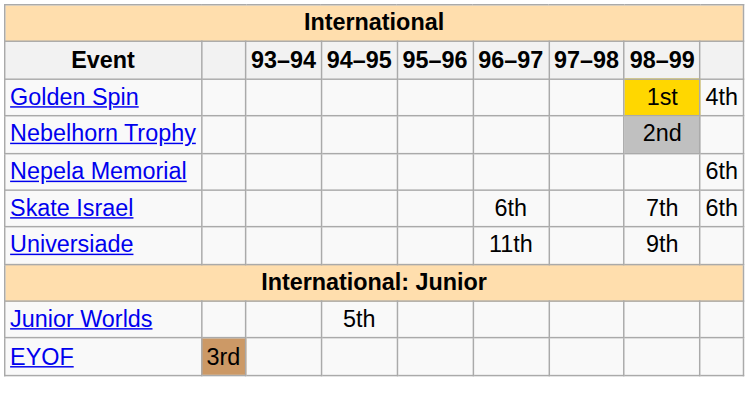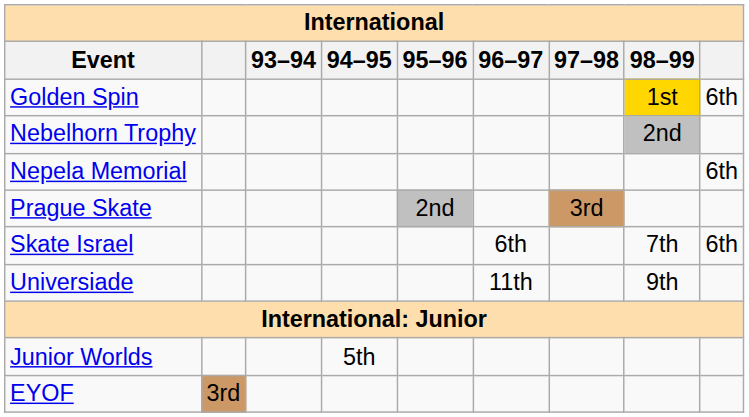(722, 97) 4th -> (722, 97) 6th
+ row: (81, 208)
